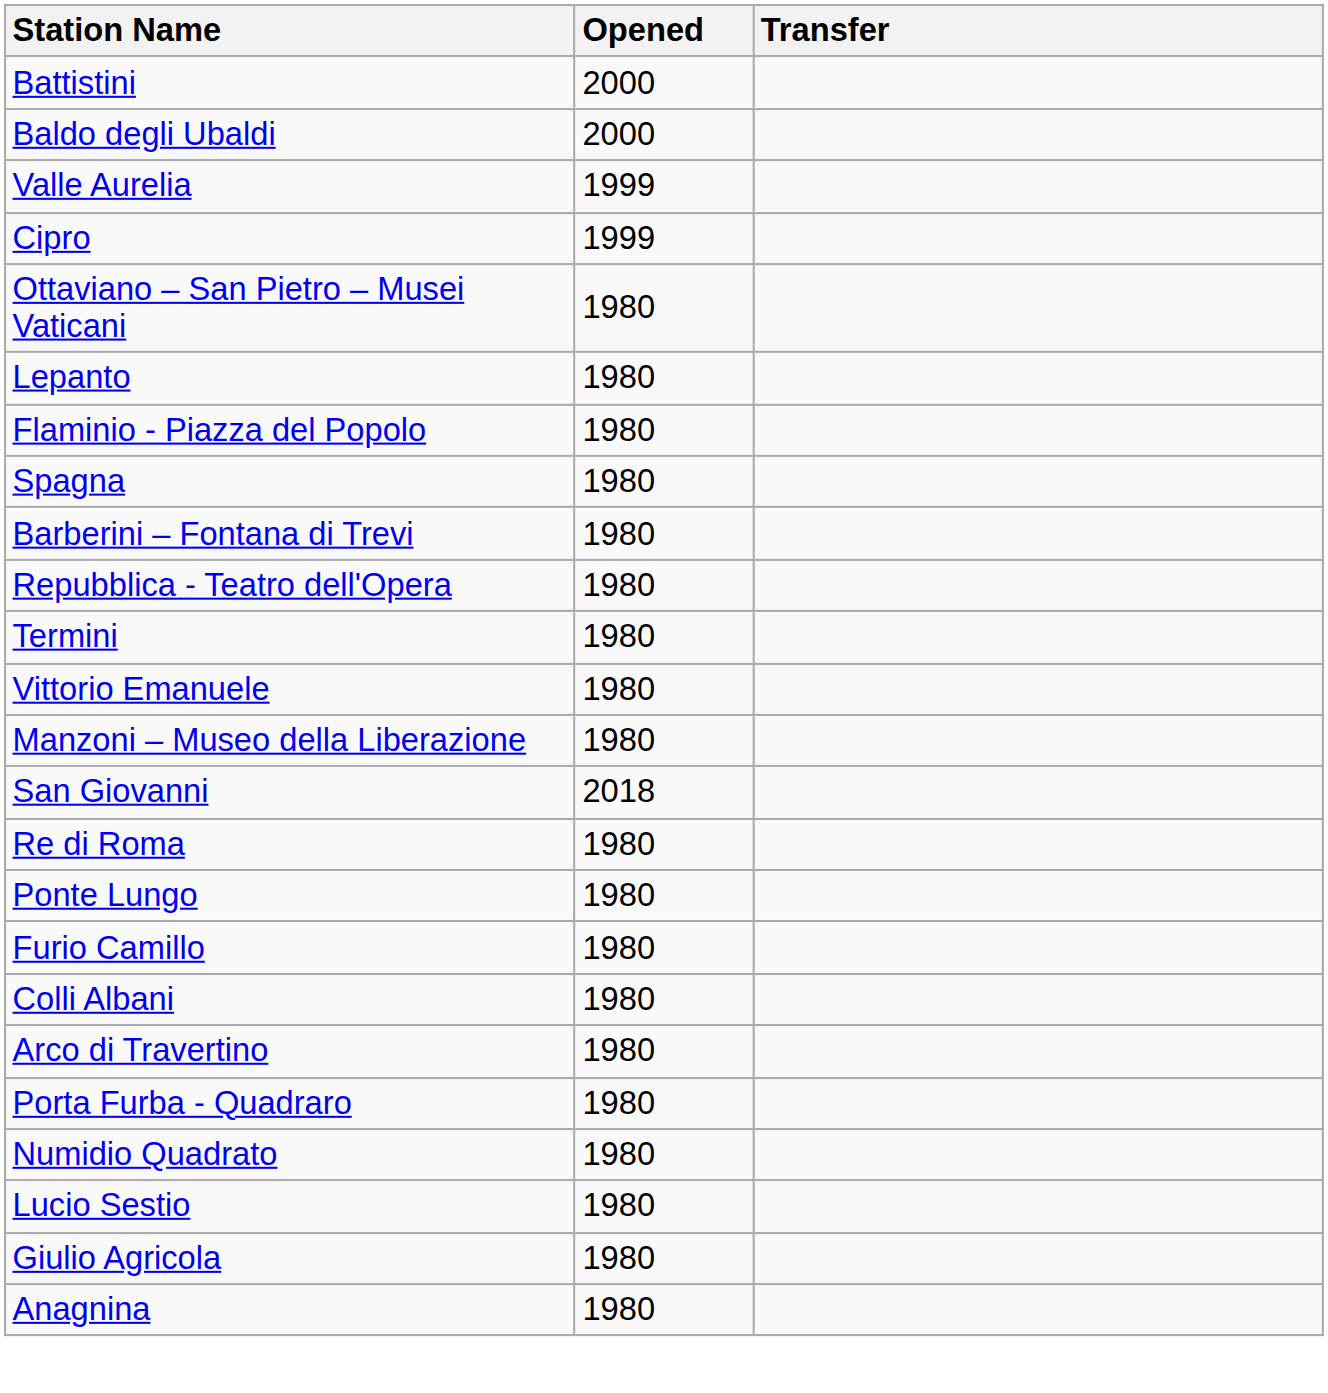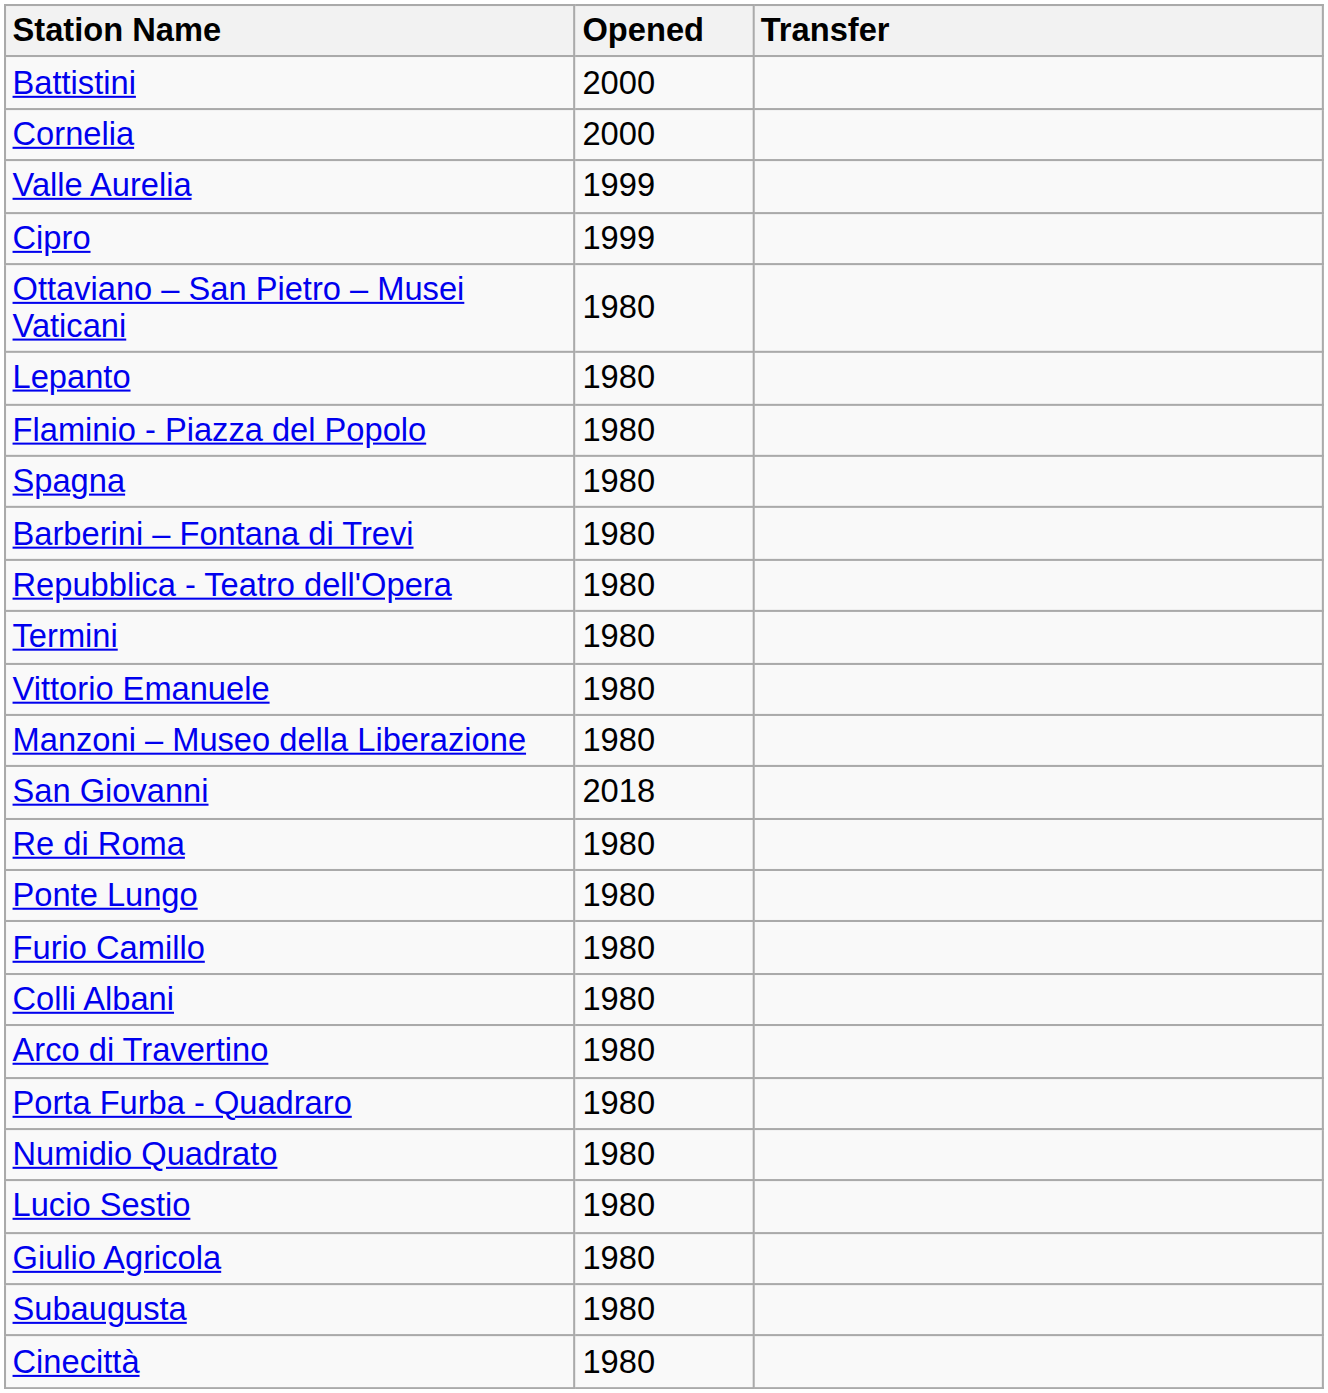+ row: (73, 133)
- row: (144, 133)
+ row: (100, 1309)
+ row: (76, 1361)
- row: (82, 1309)
